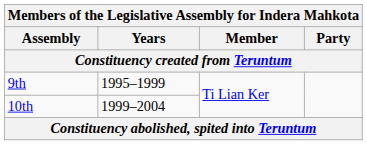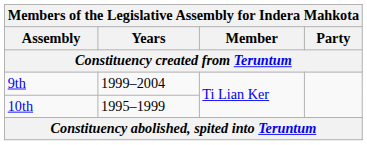(133, 83) 1995–1999 -> (133, 83) 1999–2004
(133, 106) 1999–2004 -> (133, 106) 1995–1999
